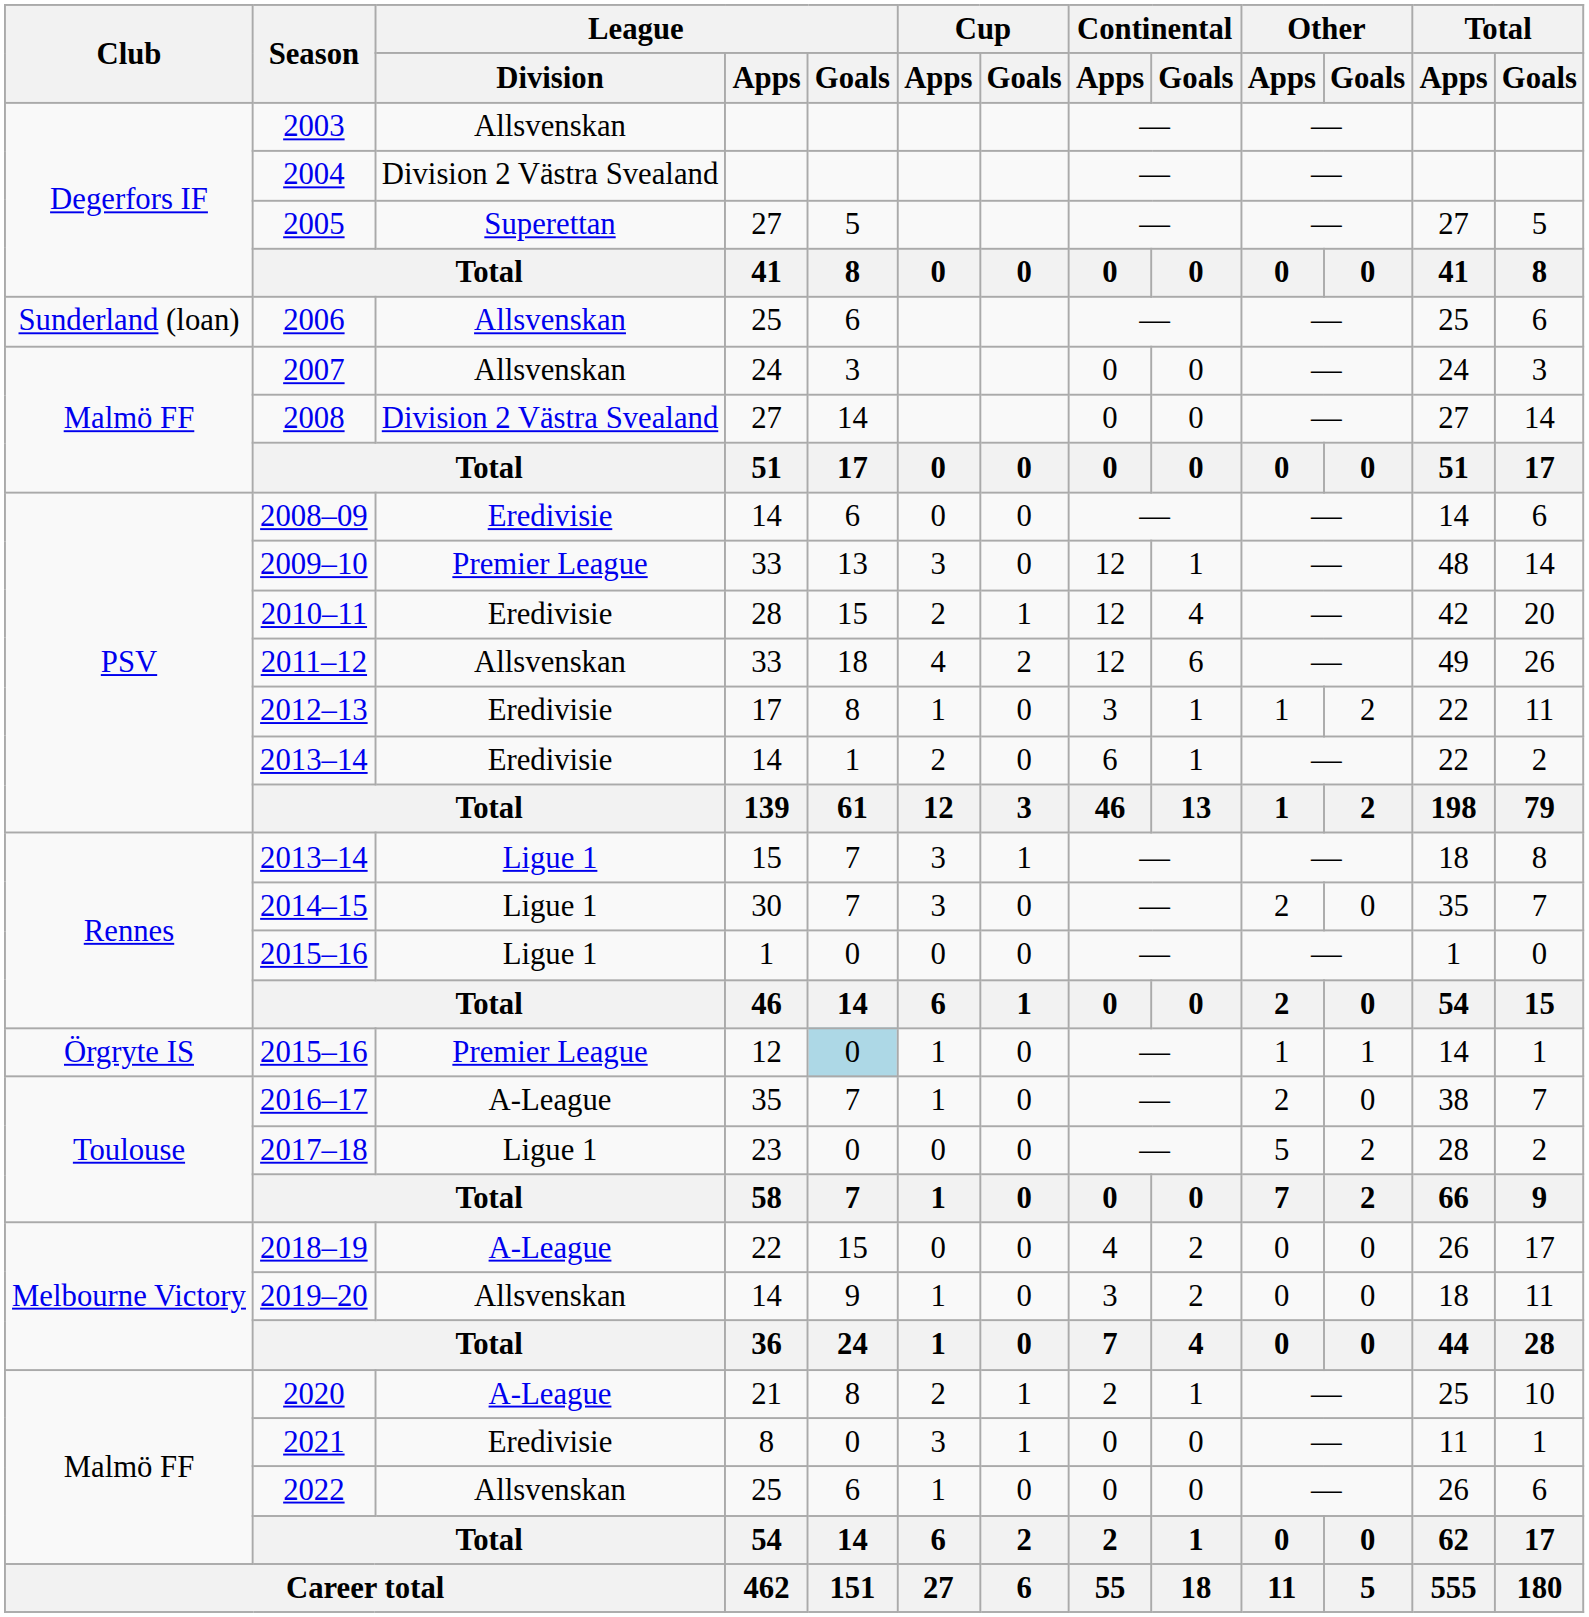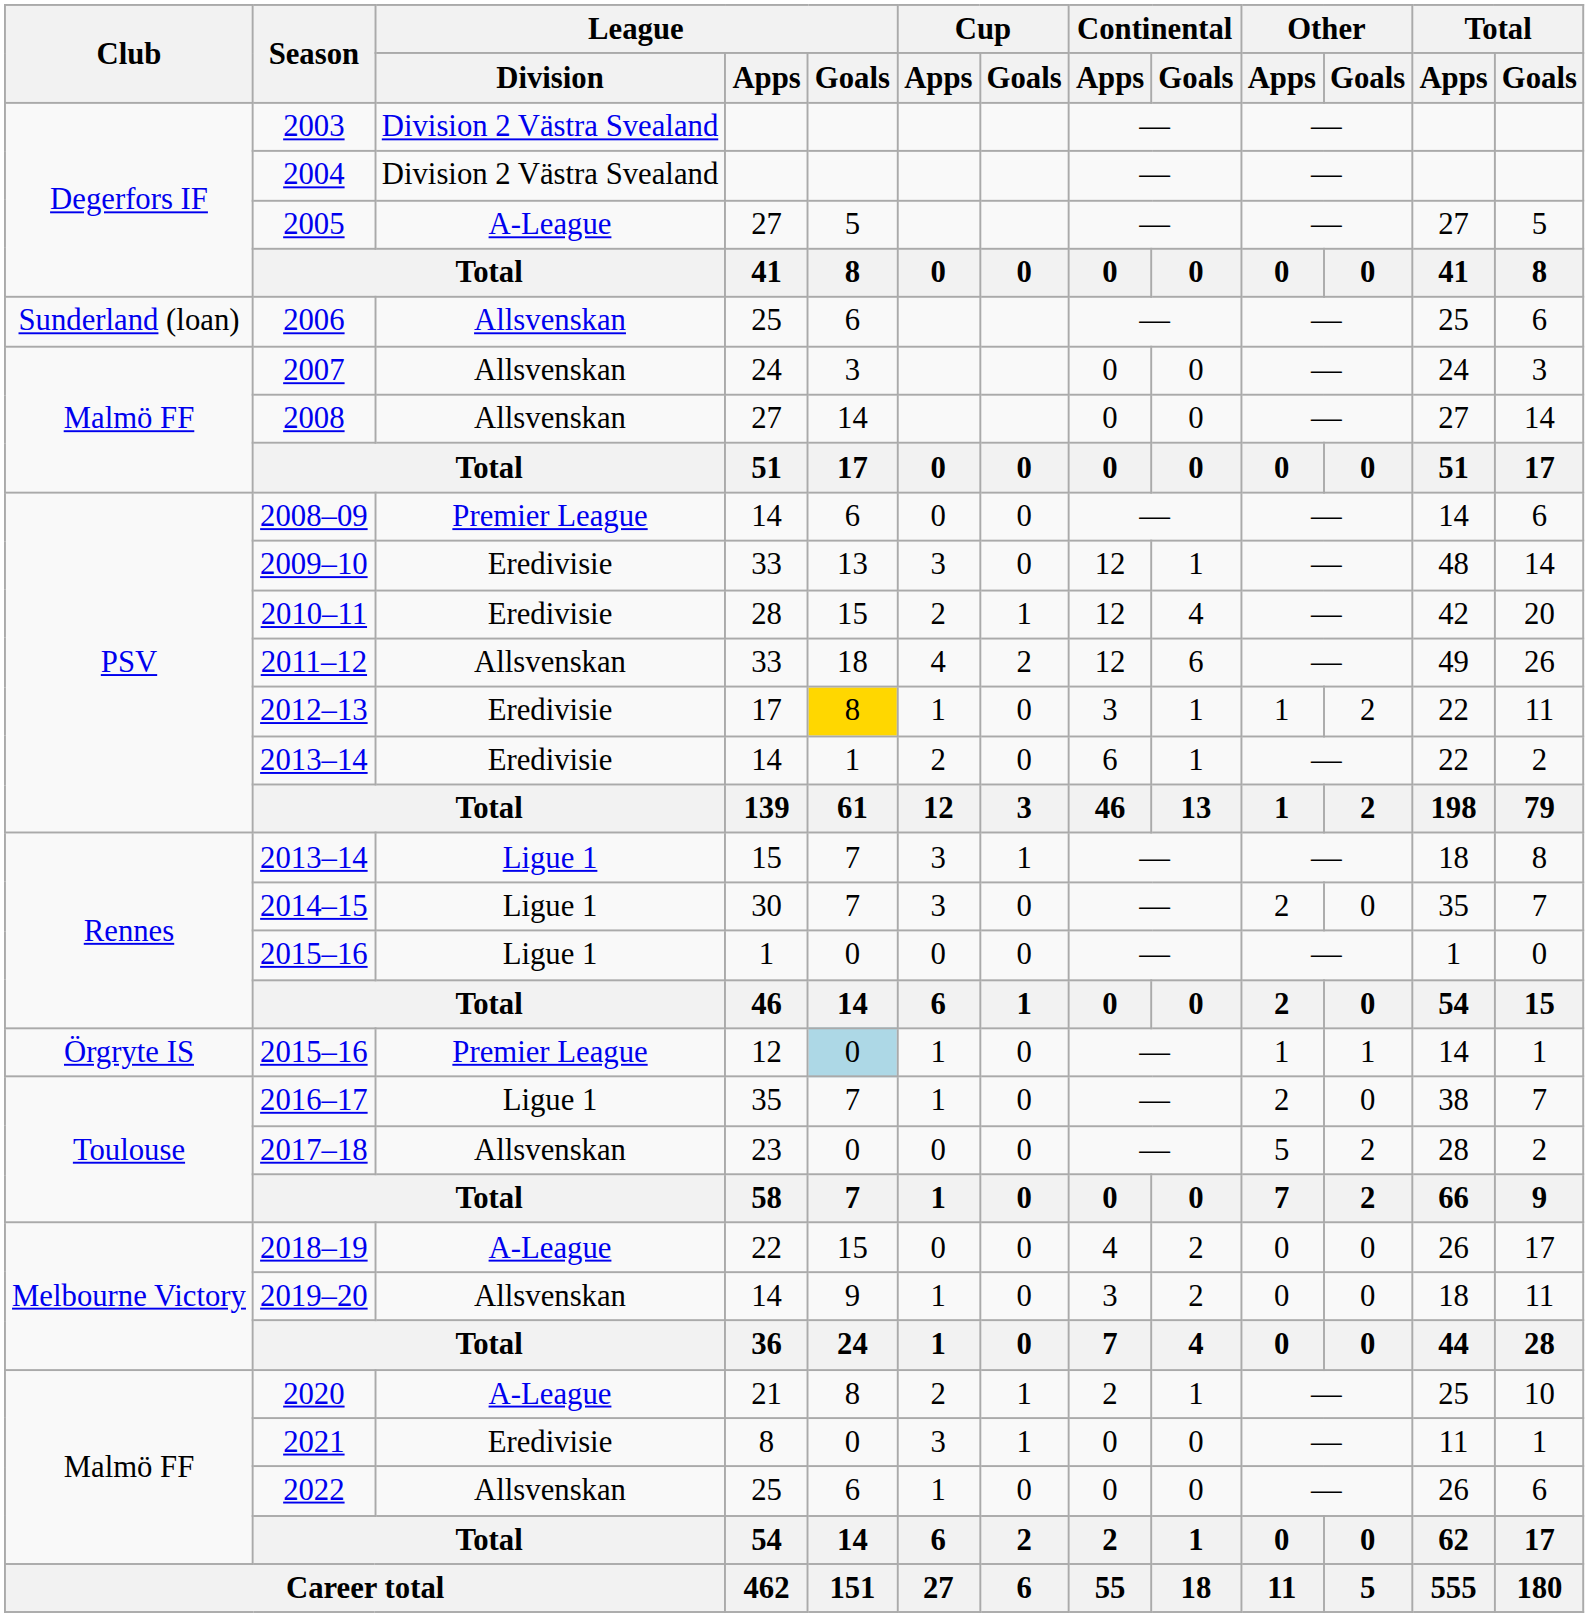(550, 126) Allsvenskan -> (550, 126) Division 2 Västra Svealand
(550, 223) Superettan -> (550, 223) A-League
(550, 418) Division 2 Västra Svealand -> (550, 418) Allsvenskan
(550, 516) Eredivisie -> (550, 516) Premier League
(550, 564) Premier League -> (550, 564) Eredivisie
(852, 710) no background -> (852, 710) gold background
(550, 1100) A-League -> (550, 1100) Ligue 1
(550, 1149) Ligue 1 -> (550, 1149) Allsvenskan
